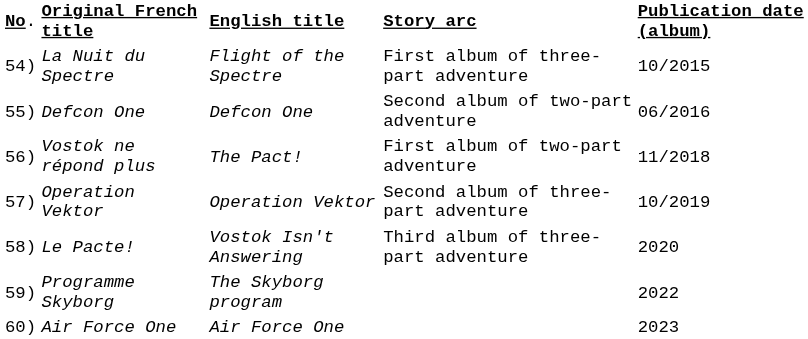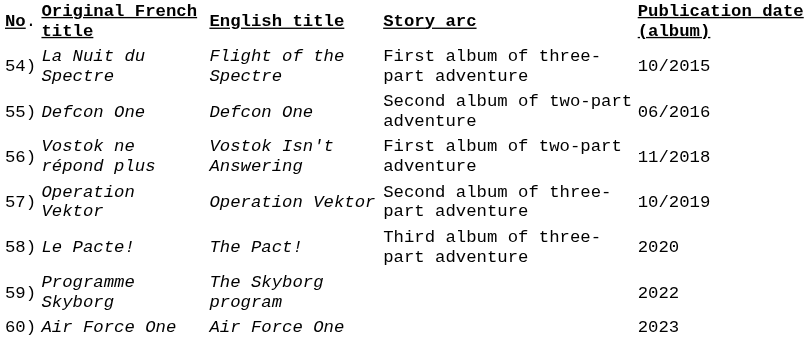(256, 157) The Pact! -> (272, 157) Vostok Isn't Answering
(272, 247) Vostok Isn't Answering -> (256, 247) The Pact!
